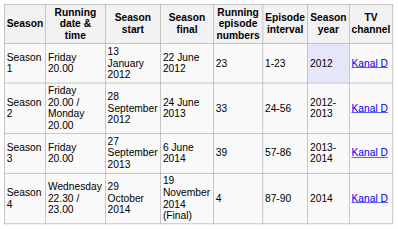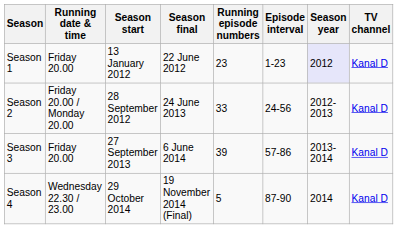(219, 198) 4 -> (219, 198) 5
